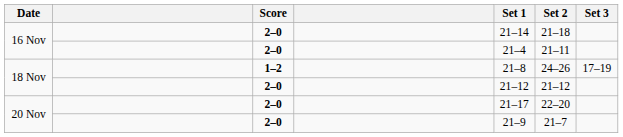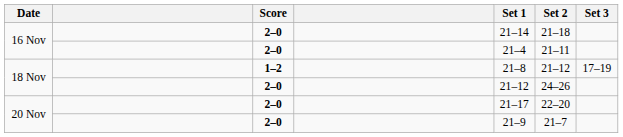(556, 68) 24–26 -> (556, 68) 21–12
(556, 86) 21–12 -> (556, 86) 24–26
